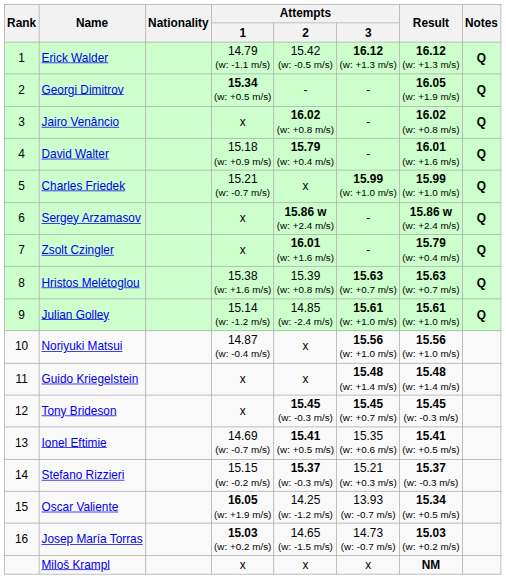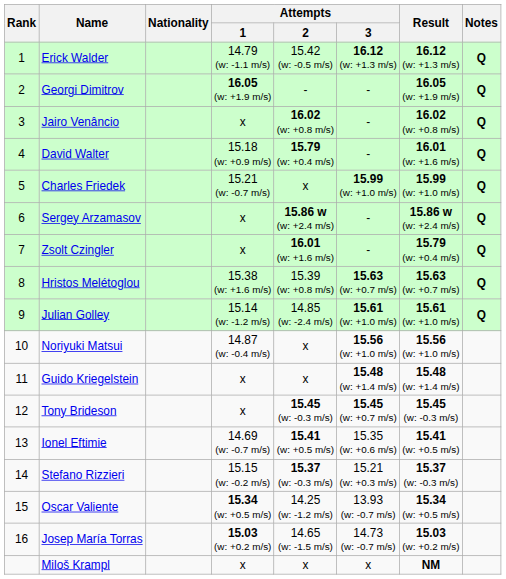(243, 90) 15.34 (w: +0.5 m/s) -> (243, 90) 16.05 (w: +1.9 m/s)
(243, 507) 16.05 (w: +1.9 m/s) -> (243, 507) 15.34 (w: +0.5 m/s)
